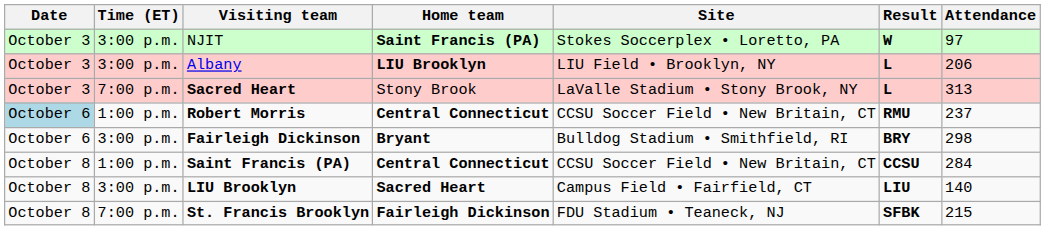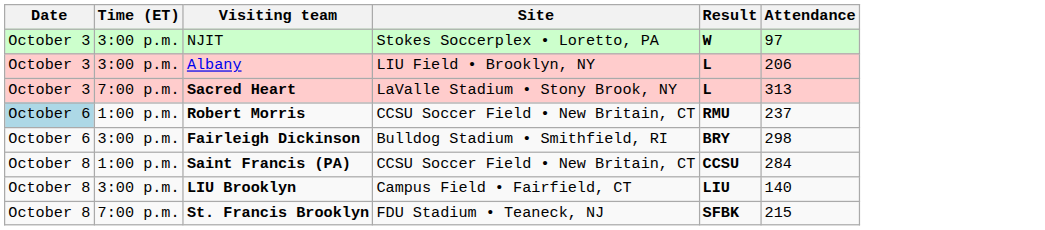- column: (463, 17)
